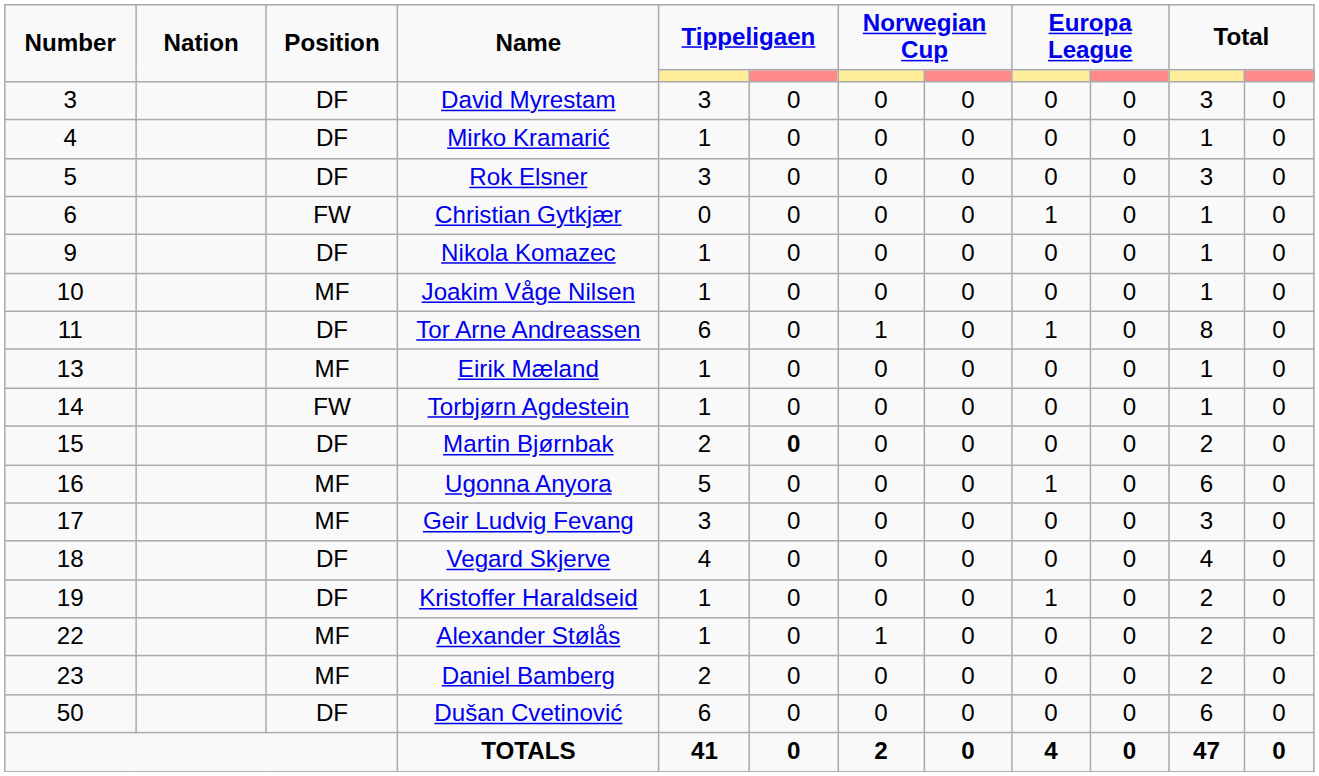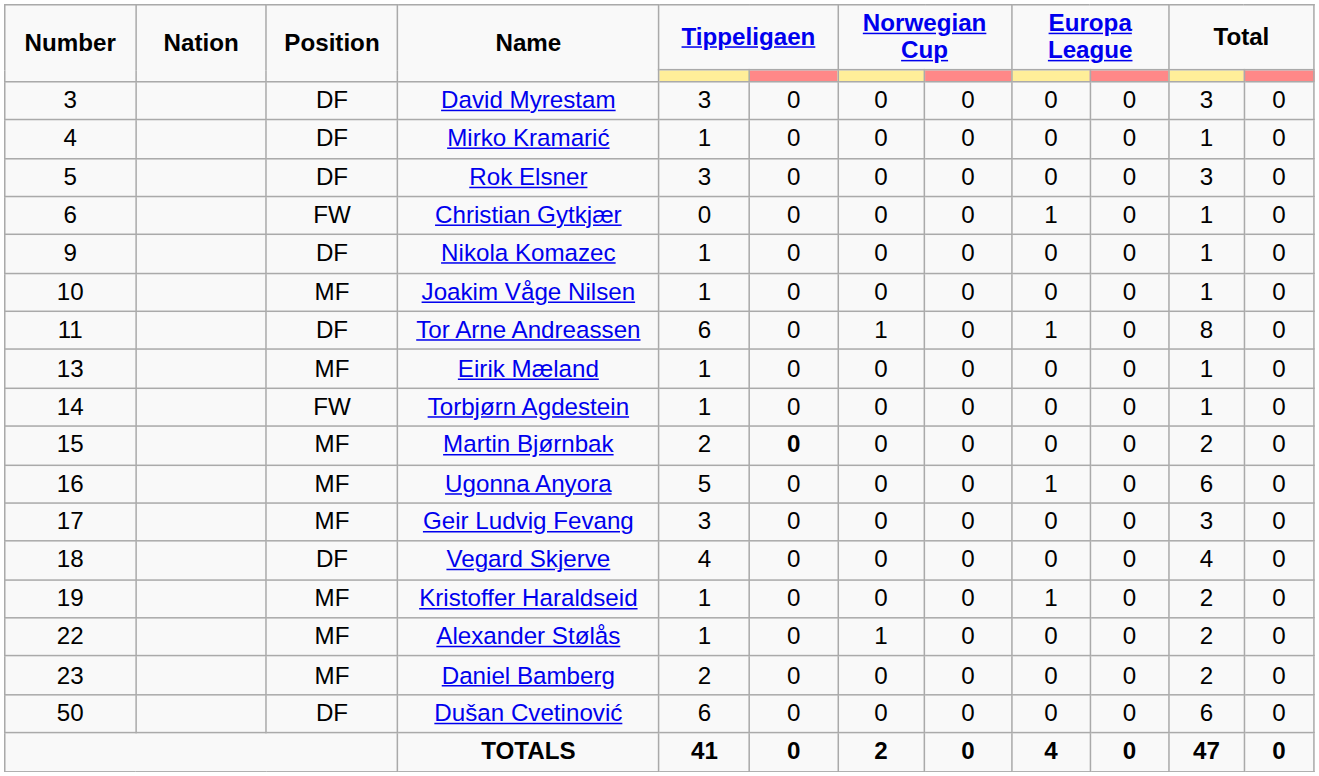(332, 445) DF -> (332, 445) MF
(332, 598) DF -> (332, 598) MF
